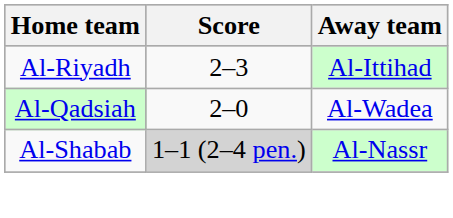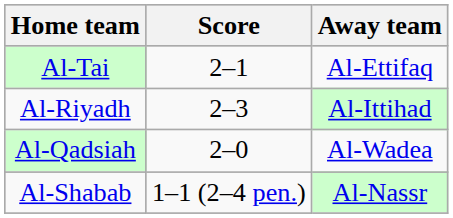+ row: (75, 66)
(229, 150) lightgrey background -> (229, 191) no background
